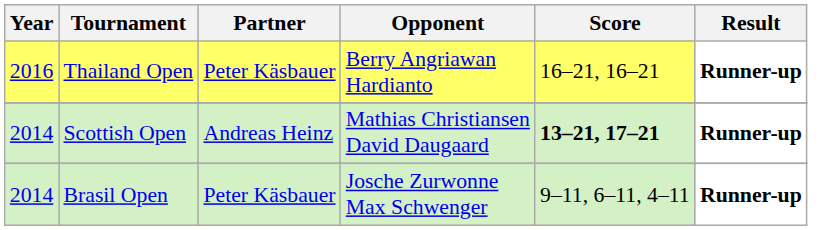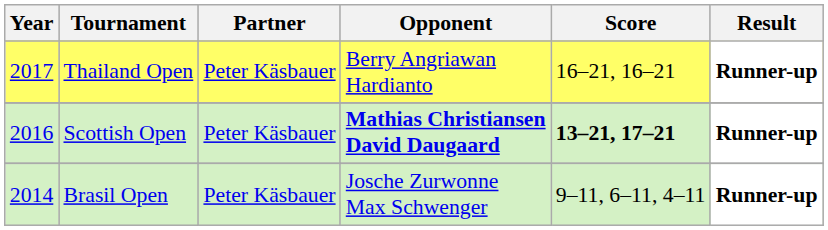(32, 71) 2016 -> (32, 71) 2017
(32, 133) 2014 -> (32, 133) 2016
(268, 133) Andreas Heinz -> (270, 133) Peter Käsbauer
(438, 133) normal -> (446, 133) bold
